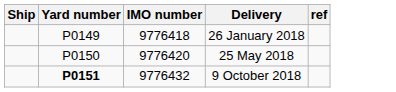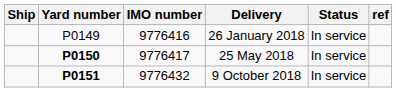+ column: (338, 14)
(164, 35) 9776418 -> (164, 35) 9776416
(81, 55) normal -> (81, 55) bold
(164, 55) 9776420 -> (164, 55) 9776417
